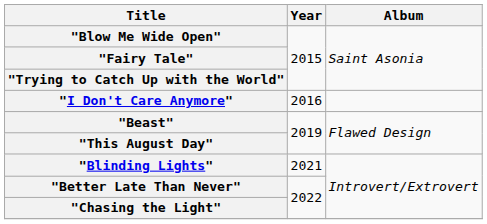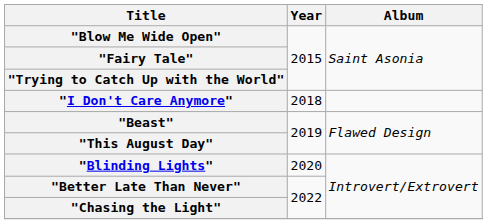(306, 101) 2016 -> (306, 101) 2018
(306, 165) 2021 -> (306, 165) 2020
